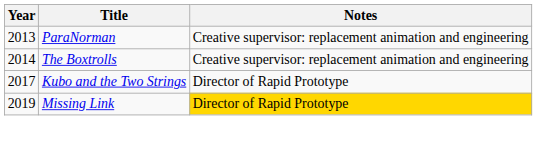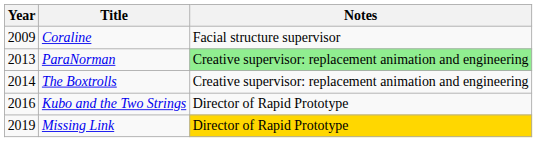+ row: (67, 37)
(361, 37) no background -> (361, 59) lightgreen background
(22, 81) 2017 -> (22, 103) 2016
